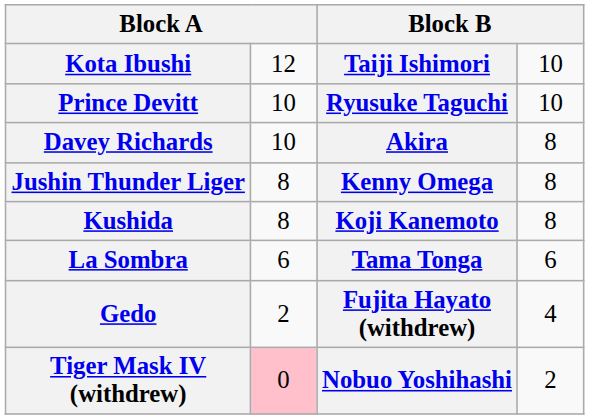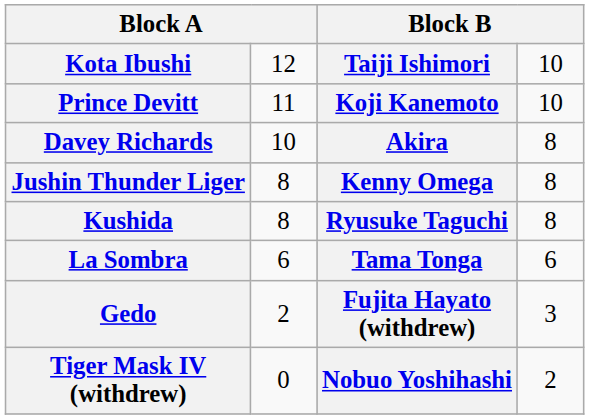(283, 102) 10 -> (283, 102) 11
(417, 102) Ryusuke Taguchi -> (417, 102) Koji Kanemoto
(417, 220) Koji Kanemoto -> (417, 220) Ryusuke Taguchi
(551, 313) 4 -> (551, 313) 3
(283, 380) pink background -> (283, 380) no background
